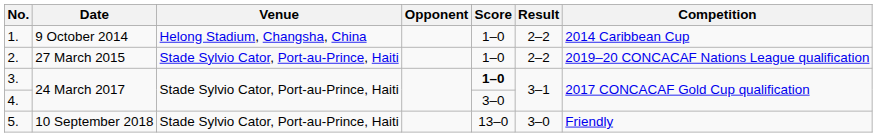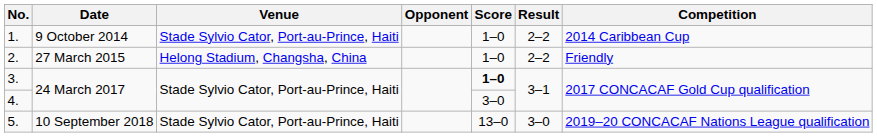(263, 36) Helong Stadium, Changsha, China -> (279, 36) Stade Sylvio Cator, Port-au-Prince, Haiti
(279, 57) Stade Sylvio Cator, Port-au-Prince, Haiti -> (263, 57) Helong Stadium, Changsha, China
(717, 57) 2019–20 CONCACAF Nations League qualification -> (589, 57) Friendly
(589, 121) Friendly -> (717, 121) 2019–20 CONCACAF Nations League qualification
